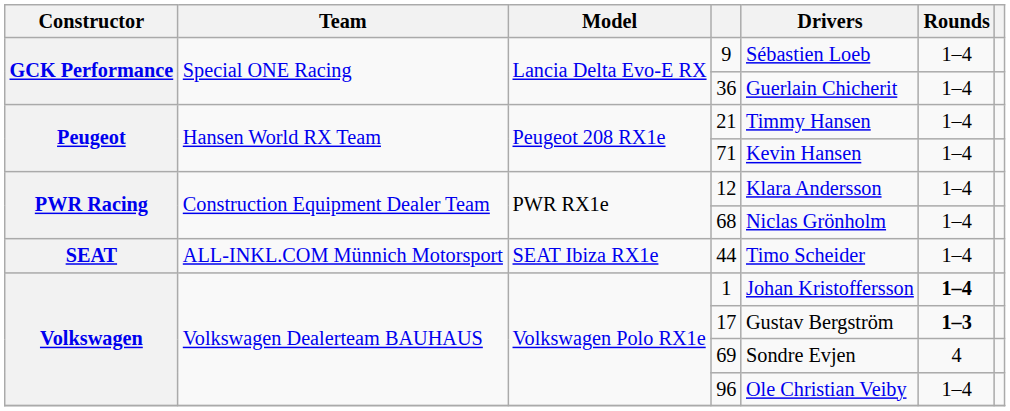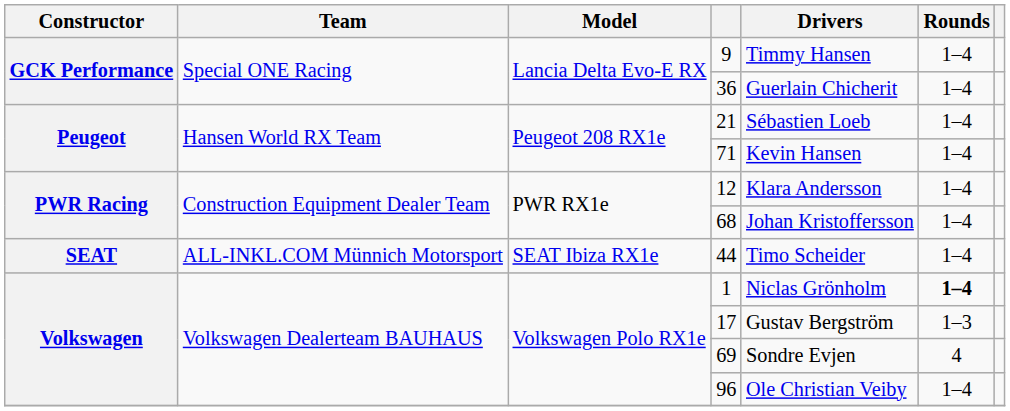(808, 54) Sébastien Loeb -> (808, 54) Timmy Hansen
(808, 121) Timmy Hansen -> (808, 121) Sébastien Loeb
(816, 221) Niclas Grönholm -> (830, 221) Johan Kristoffersson
(830, 288) Johan Kristoffersson -> (816, 288) Niclas Grönholm
(957, 321) bold -> (957, 321) normal
